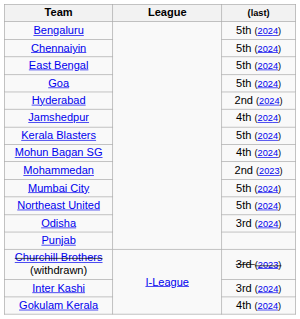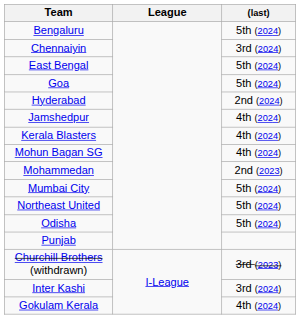(259, 48) 5th (2024) -> (259, 48) 3rd (2024)
(259, 135) 5th (2024) -> (259, 135) 4th (2024)
(259, 223) 3rd (2024) -> (259, 223) 5th (2024)
